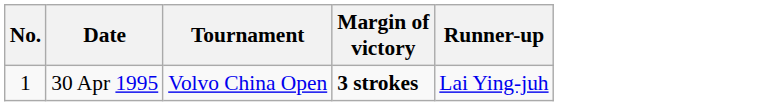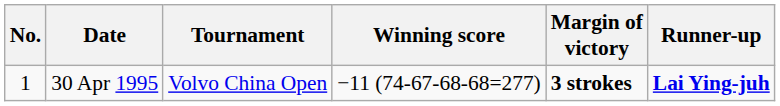+ column: (439, 35)
(494, 83) normal -> (711, 83) bold
